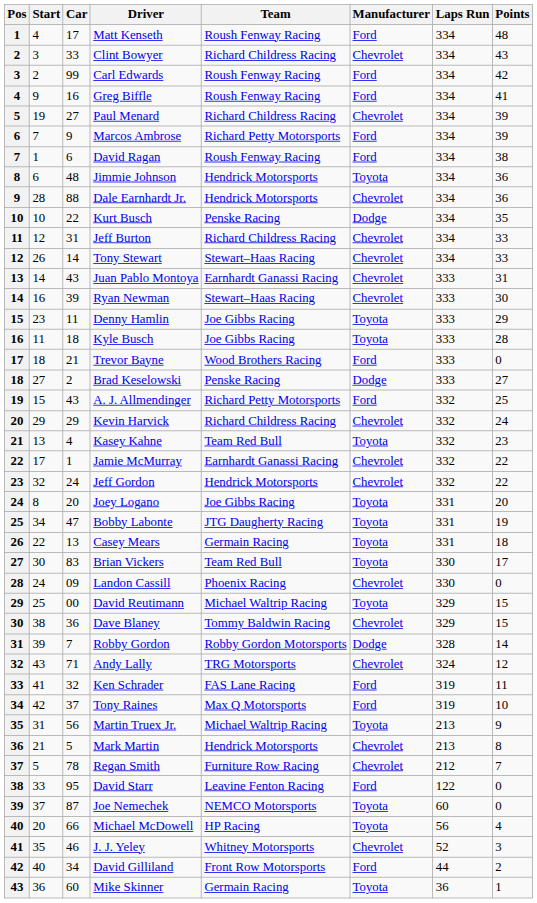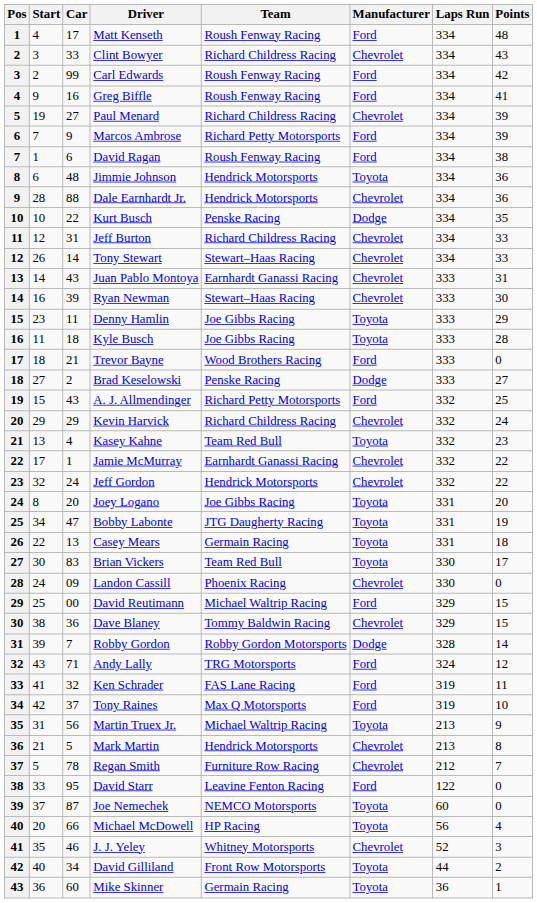(370, 603) Toyota -> (365, 603) Ford
(378, 664) Chevrolet -> (365, 664) Ford
(365, 867) Ford -> (370, 867) Toyota
